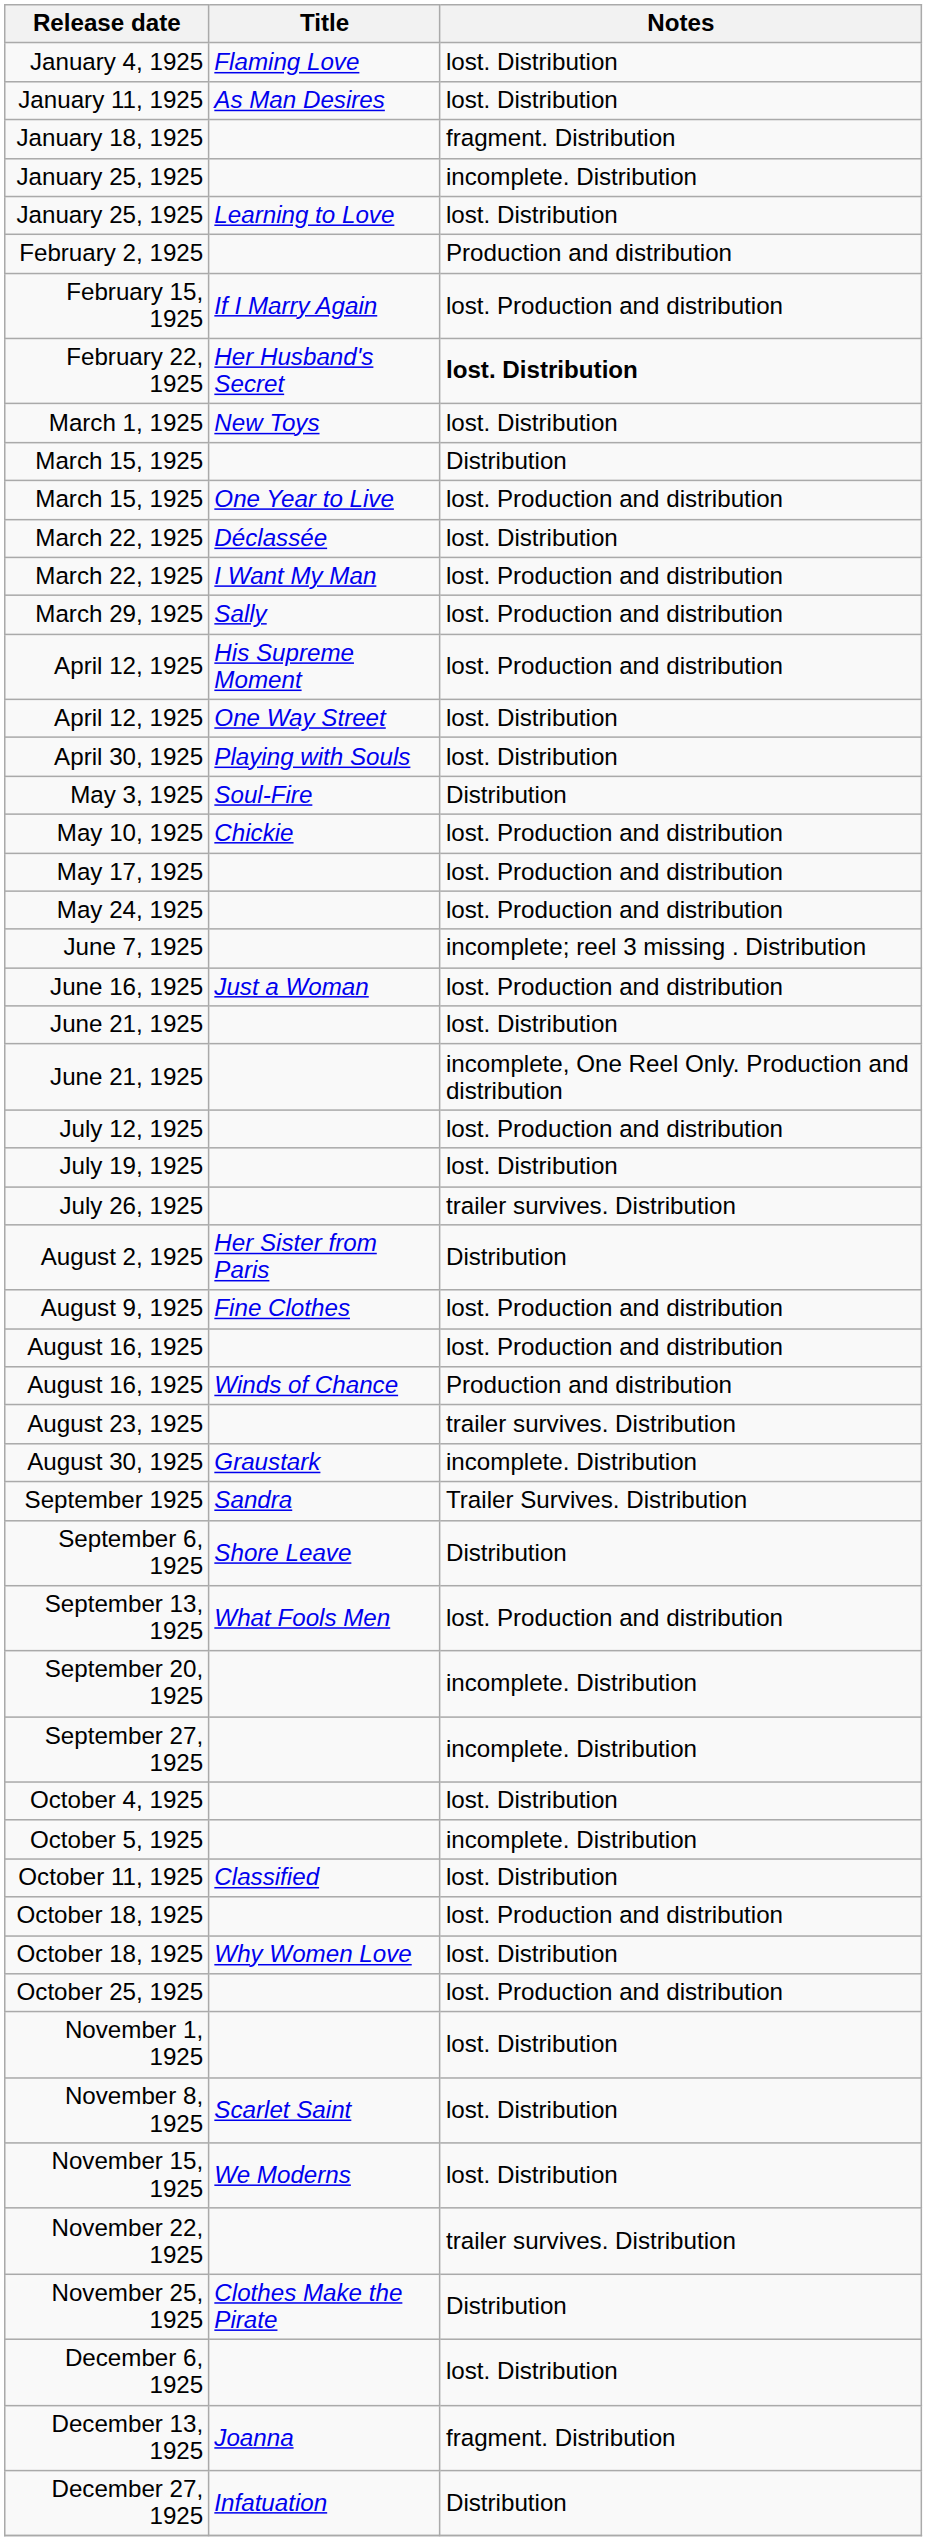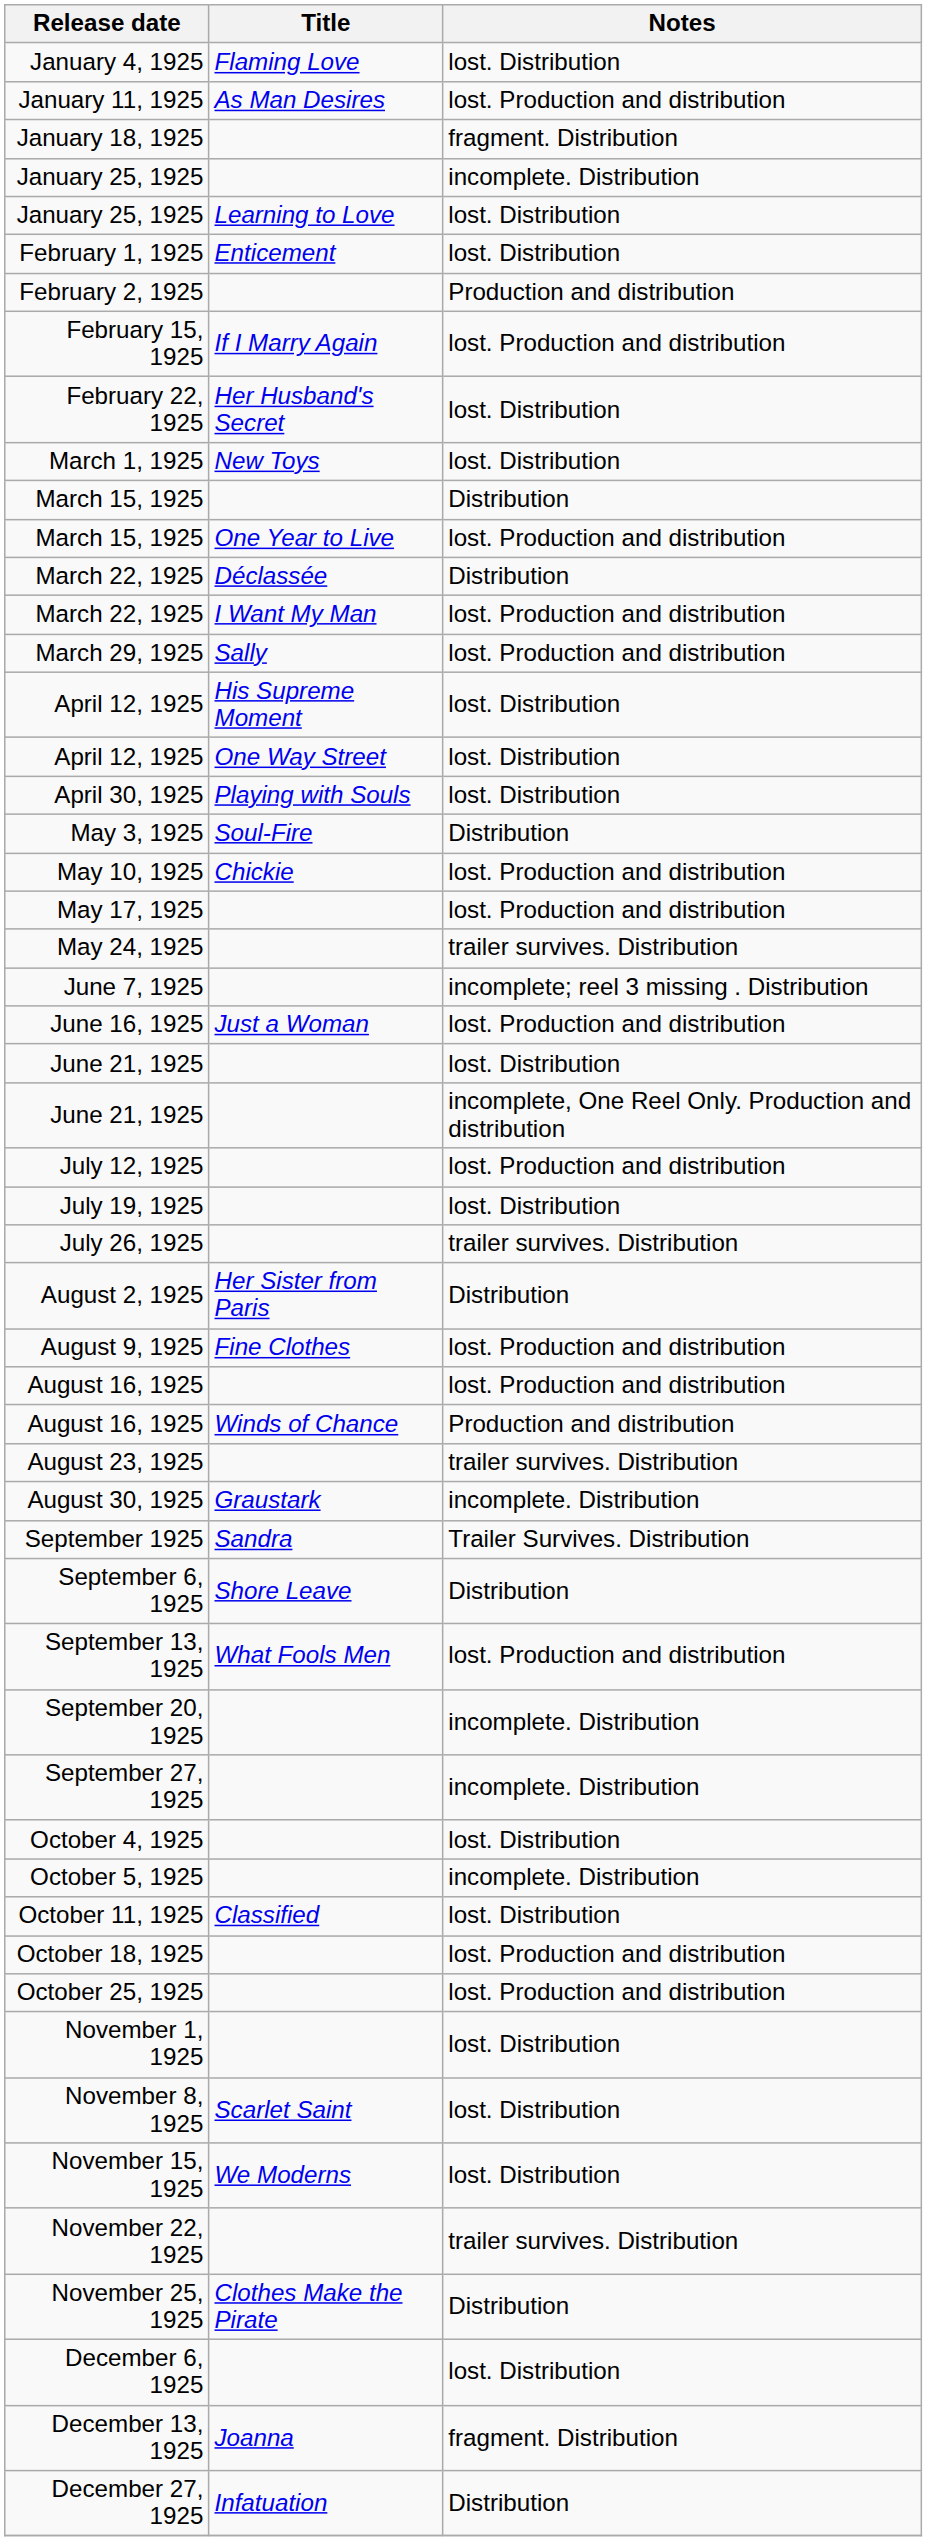(532, 100) lost. Distribution -> (617, 100) lost. Production and distribution
+ row: (111, 253)
(542, 370) bold -> (534, 409) normal
(532, 537) lost. Distribution -> (509, 576) Distribution
(614, 666) lost. Production and distribution -> (534, 704) lost. Distribution
(614, 909) lost. Production and distribution -> (593, 948) trailer survives. Distribution
- row: (110, 1954)
